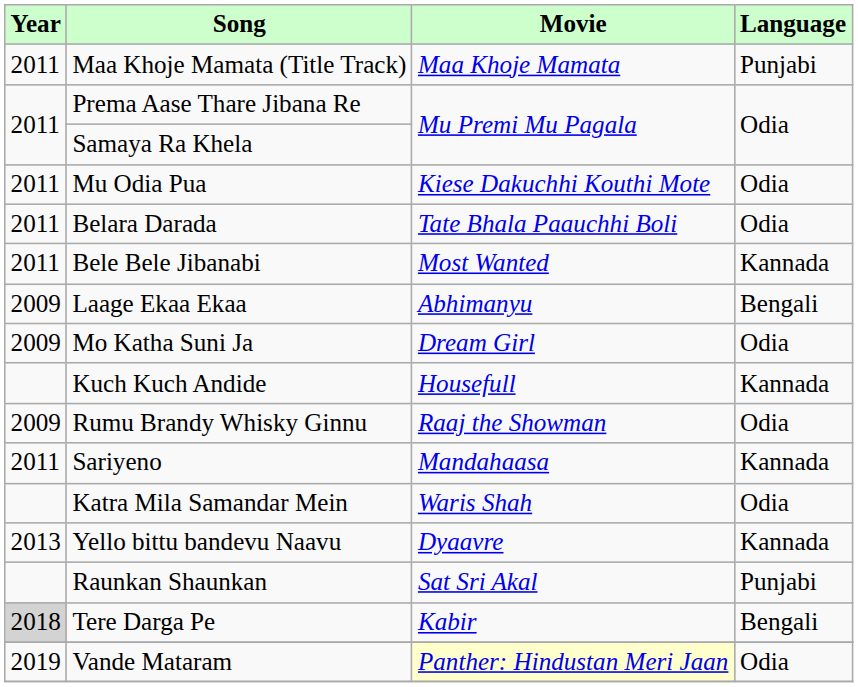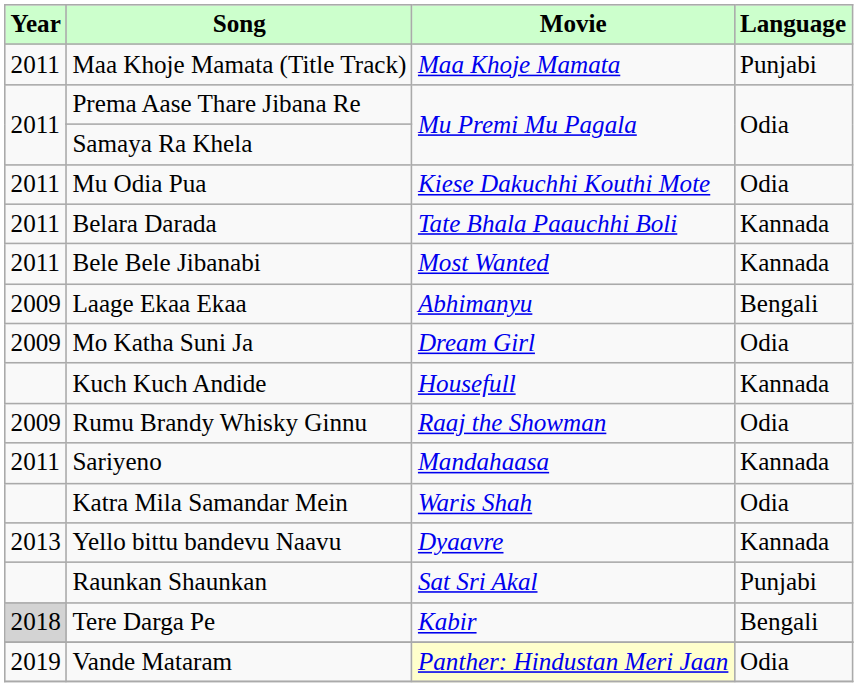(764, 223) Odia -> (785, 223) Kannada
